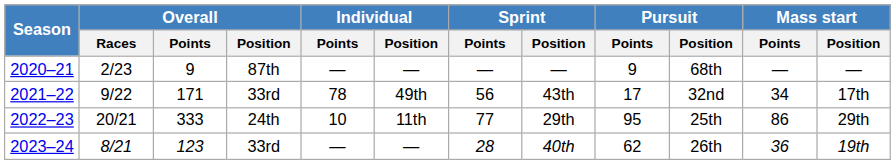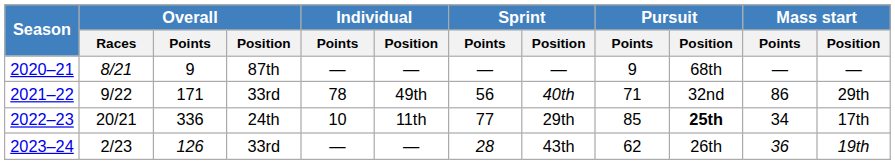(116, 69) 2/23 -> (116, 69) 8/21
(559, 94) 43th -> (559, 94) 40th
(632, 94) 17 -> (632, 94) 71
(780, 94) 34 -> (780, 94) 86
(854, 94) 17th -> (854, 94) 29th
(190, 120) 333 -> (190, 120) 336
(632, 120) 95 -> (632, 120) 85
(706, 120) normal -> (706, 120) bold
(780, 120) 86 -> (780, 120) 34
(854, 120) 29th -> (854, 120) 17th
(116, 146) 8/21 -> (116, 146) 2/23
(190, 146) 123 -> (190, 146) 126
(559, 146) 40th -> (559, 146) 43th
